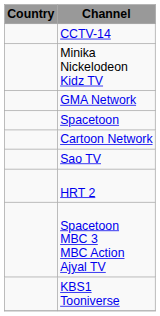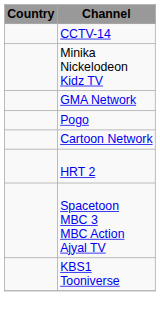- row: (90, 120)
+ row: (75, 120)
- row: (81, 159)
